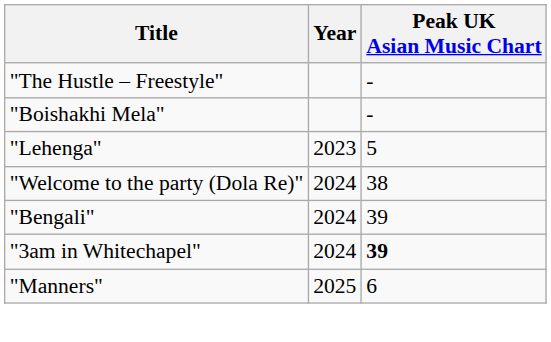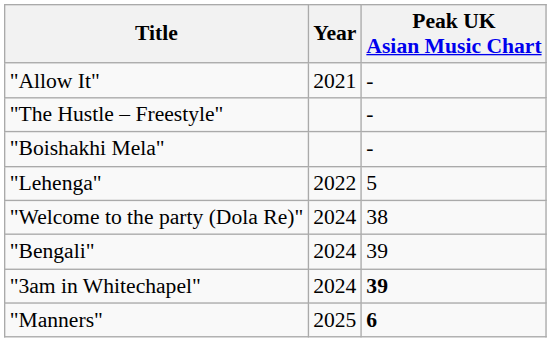+ row: (55, 80)
(335, 148) 2023 -> (335, 182) 2022
(372, 285) normal -> (372, 319) bold
